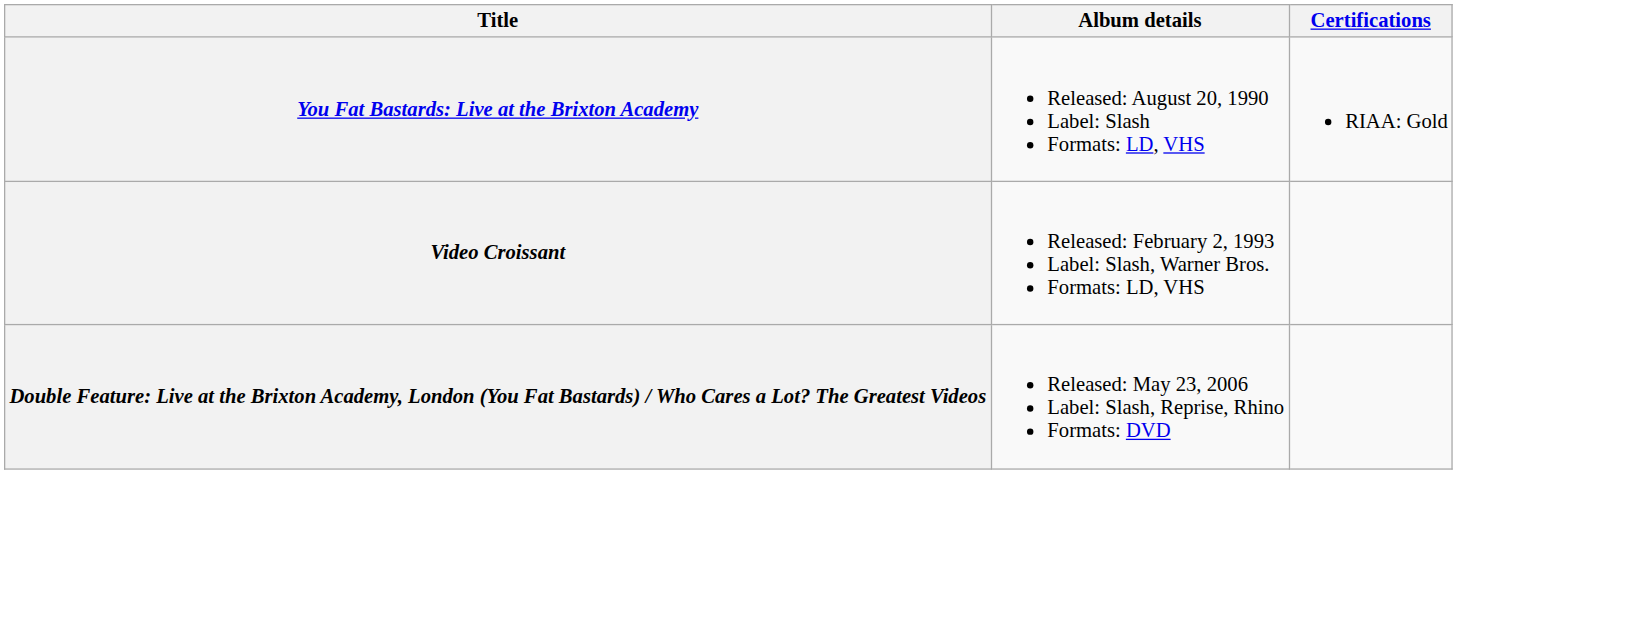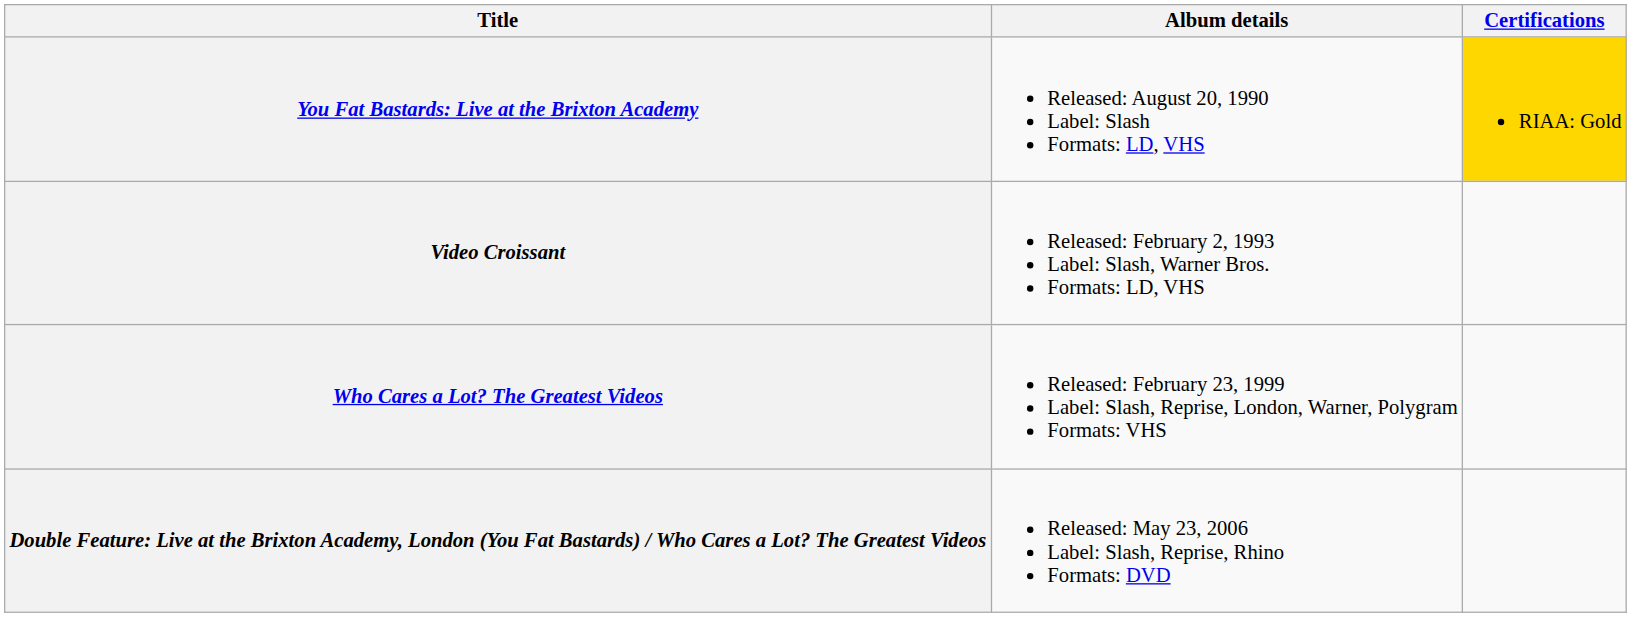(1371, 121) no background -> (1544, 121) gold background
+ row: (498, 396)
